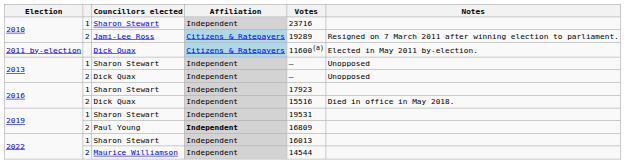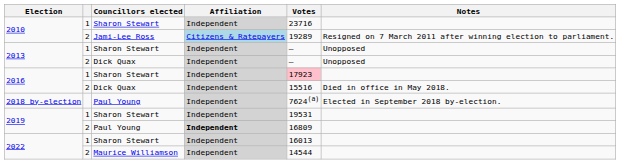- row: (44, 50)
(300, 89) no background -> (300, 74) pink background
+ row: (44, 101)
